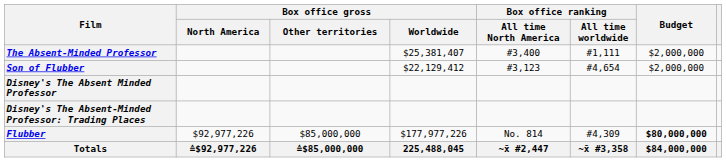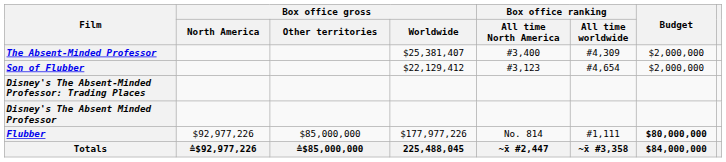(603, 53) #1,111 -> (603, 53) #4,309
rows swapped: (79, 88) <-> (79, 114)
(603, 134) #4,309 -> (603, 134) #1,111
